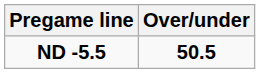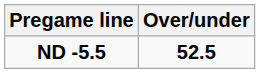(196, 52) 50.5 -> (196, 52) 52.5
